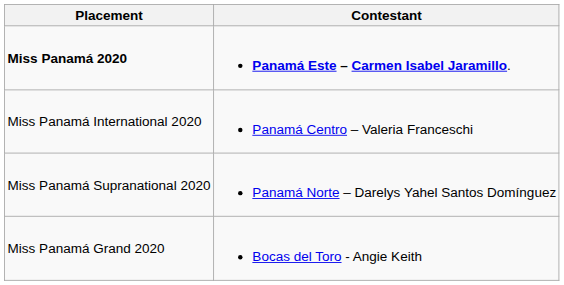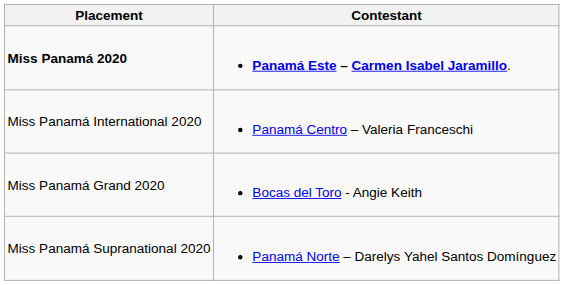rows swapped: (109, 185) <-> (86, 249)
